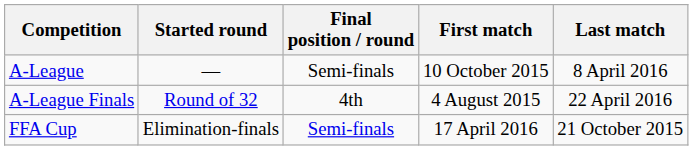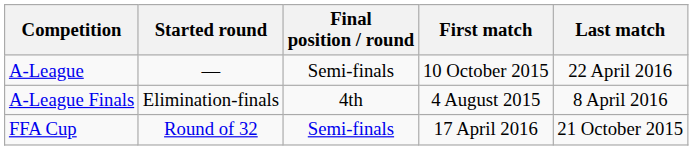(620, 70) 8 April 2016 -> (620, 70) 22 April 2016
(211, 99) Round of 32 -> (211, 99) Elimination-finals
(620, 99) 22 April 2016 -> (620, 99) 8 April 2016
(211, 129) Elimination-finals -> (211, 129) Round of 32
